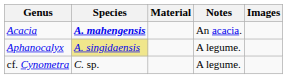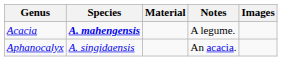(219, 30) An acacia. -> (213, 30) A legume.
(107, 47) khaki background -> (102, 47) no background
(218, 47) A legume. -> (213, 47) An acacia.
- row: (38, 64)
